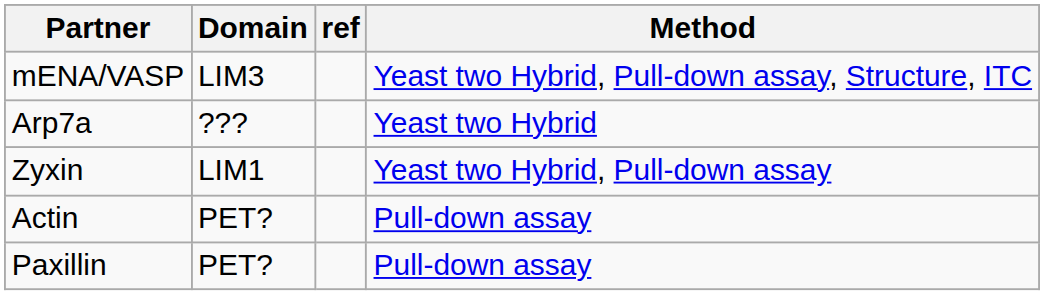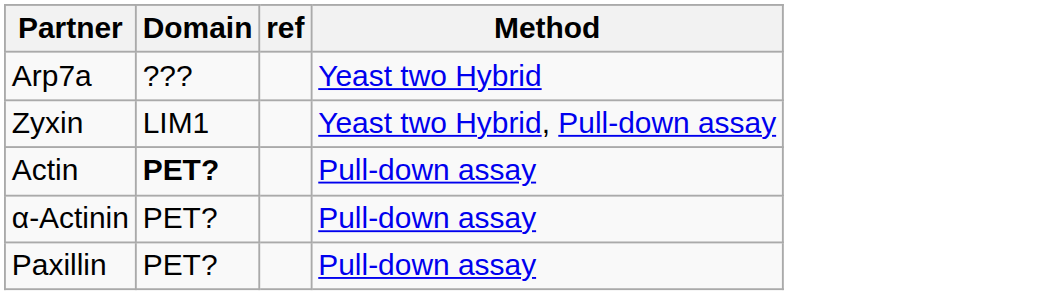- row: (98, 75)
(235, 218) normal -> (181, 170) bold
+ row: (70, 218)
